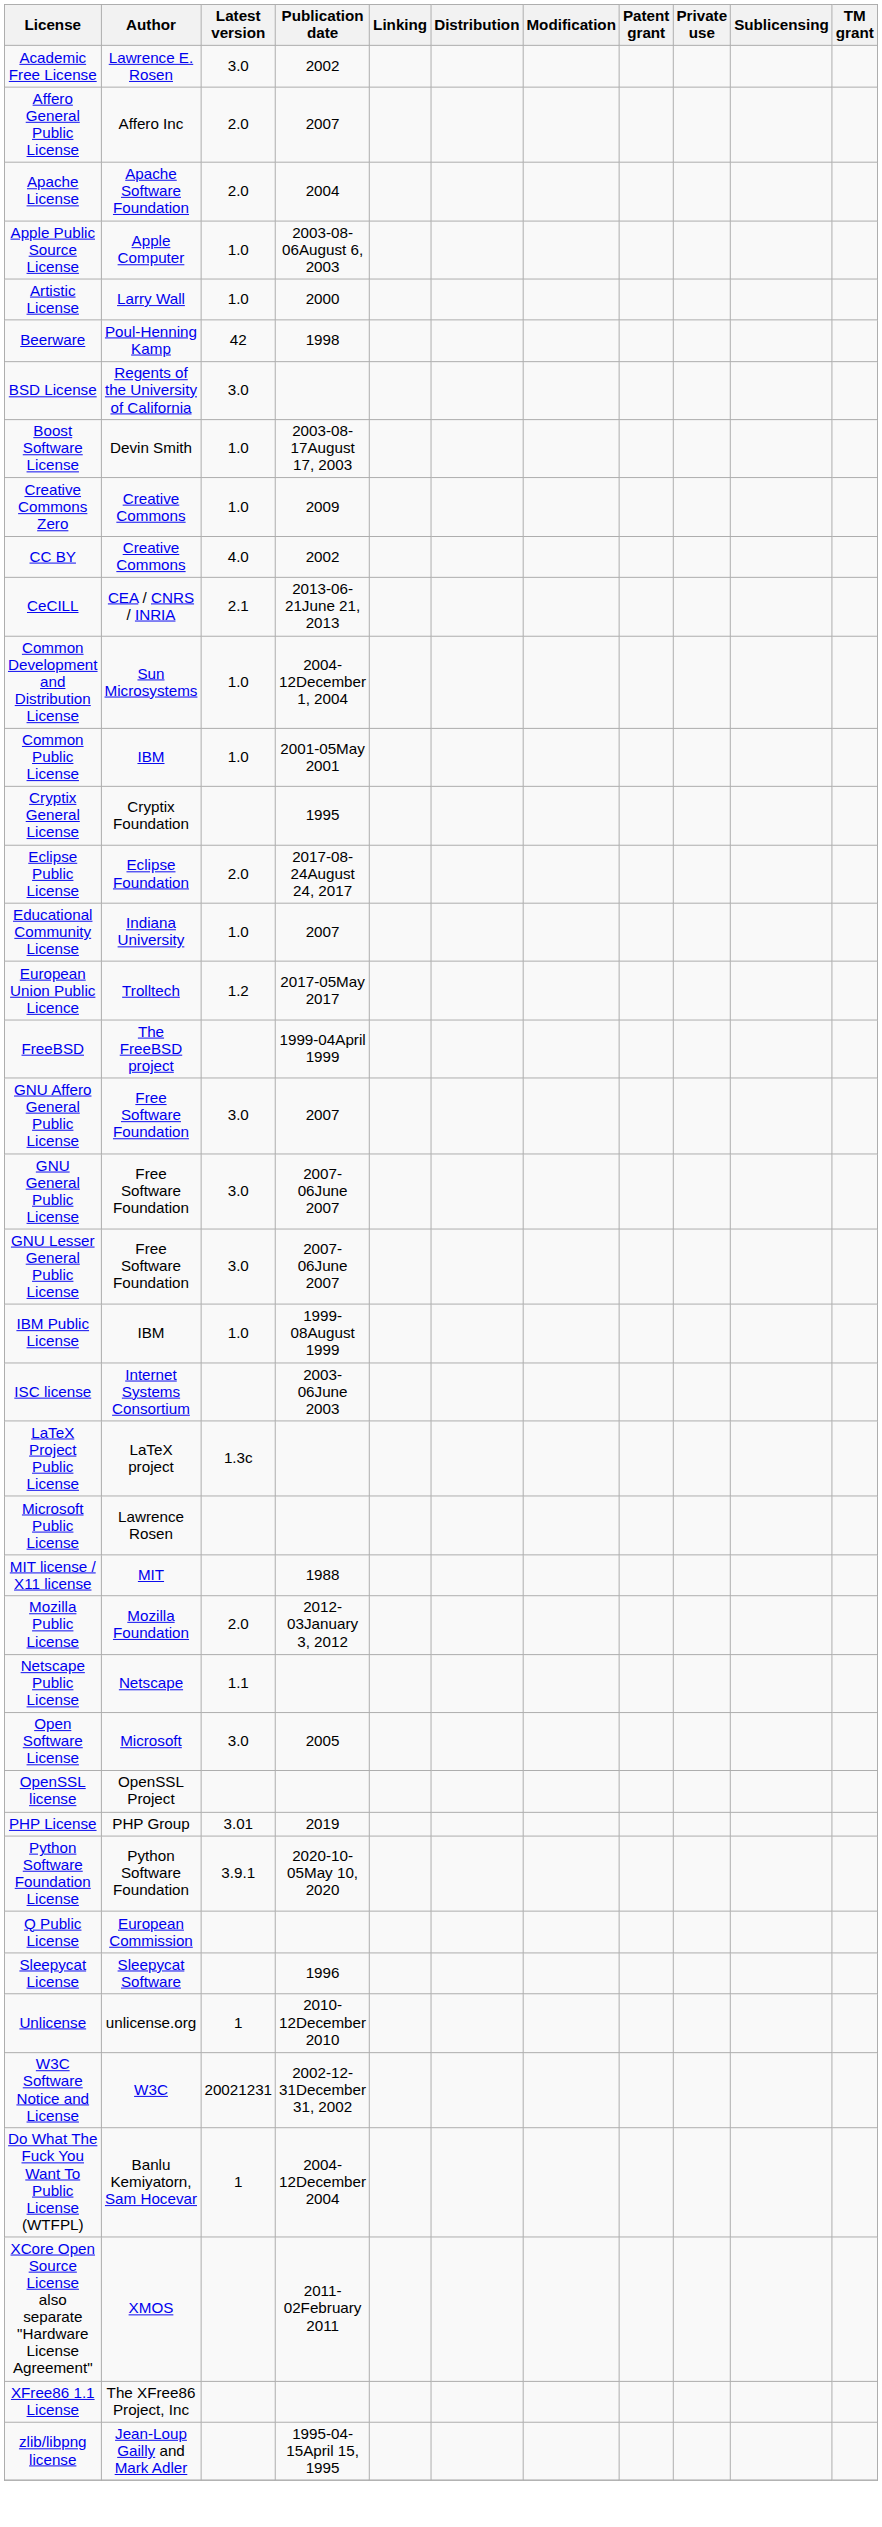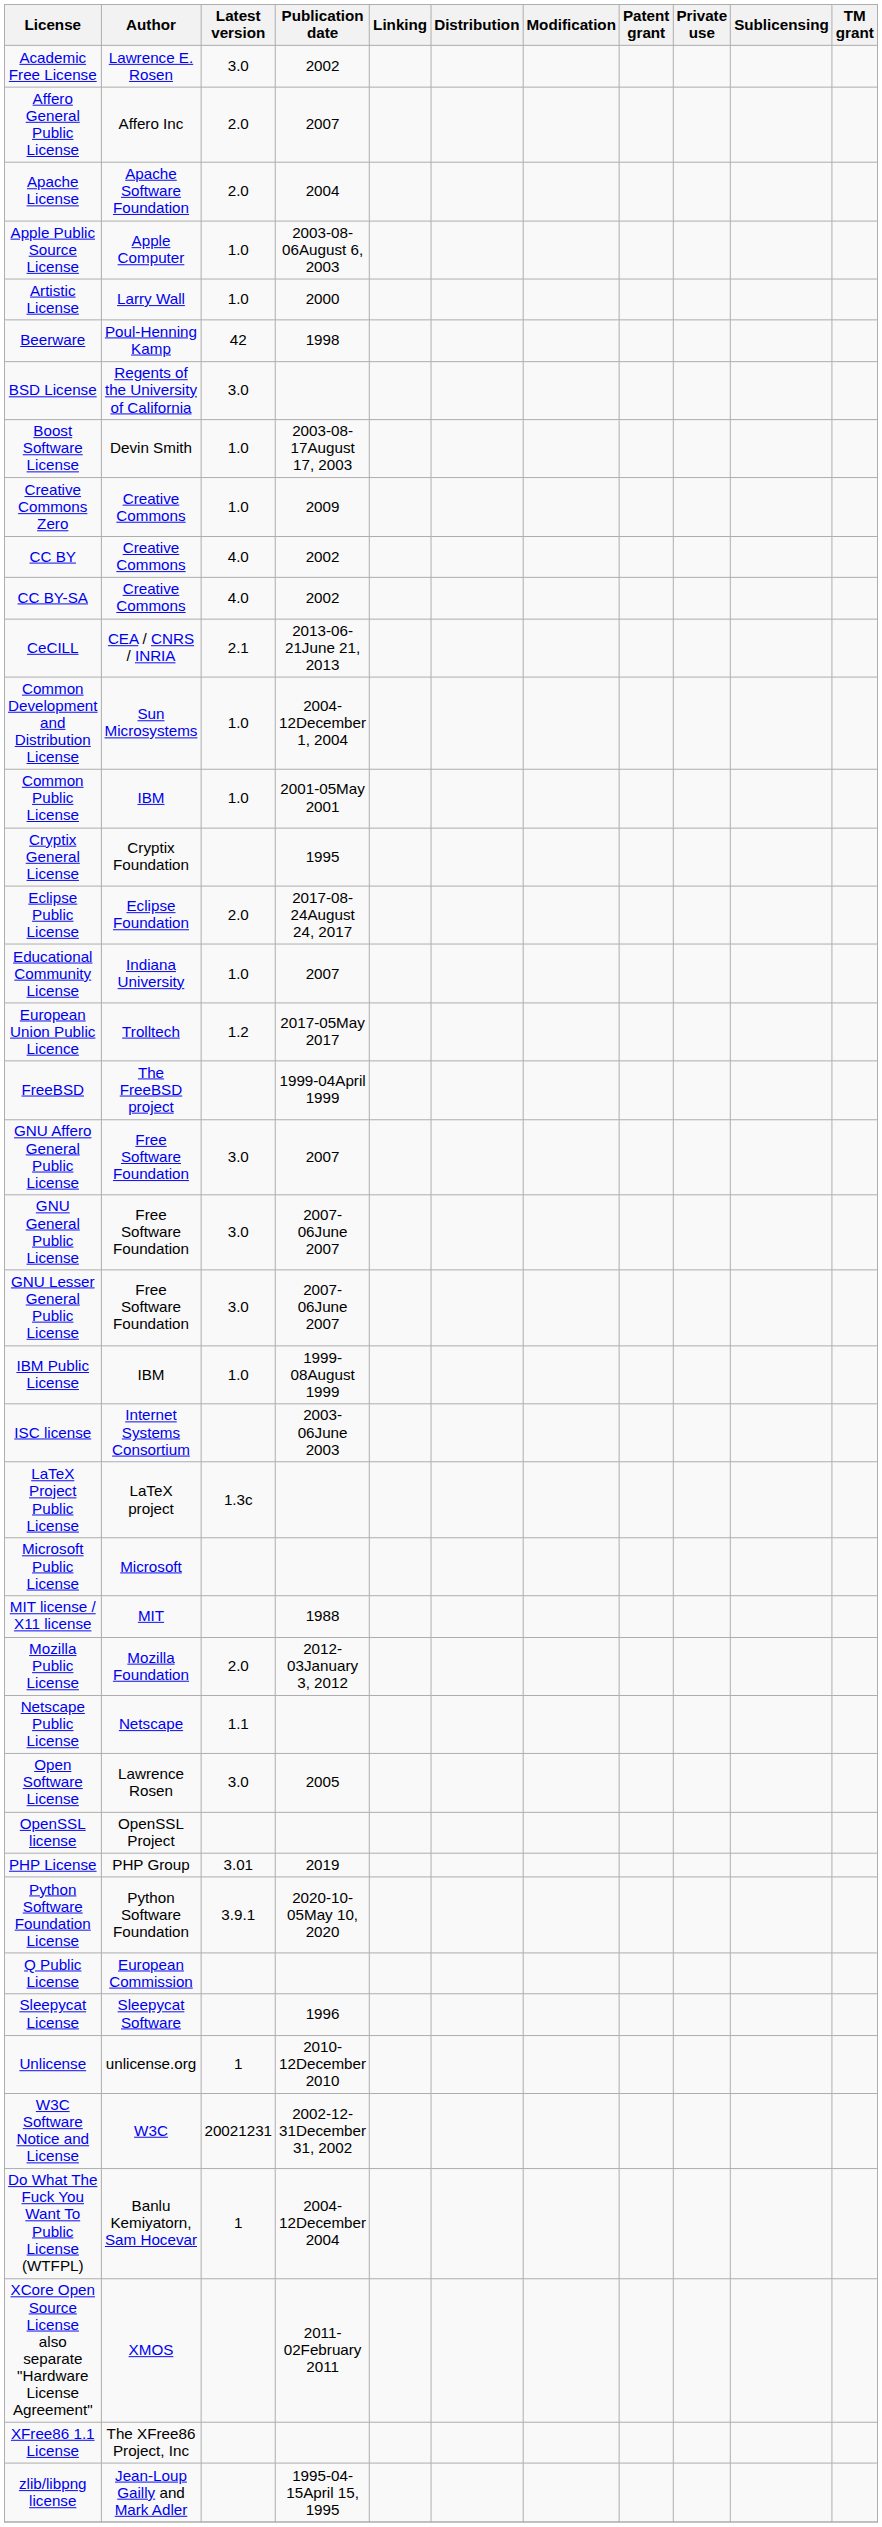+ row: (53, 598)
(151, 1525) Lawrence Rosen -> (151, 1566) Microsoft
(151, 1741) Microsoft -> (151, 1782) Lawrence Rosen
